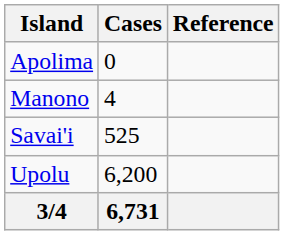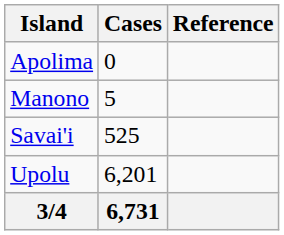(110, 98) 4 -> (110, 98) 5
(131, 173) 6,200 -> (131, 173) 6,201
